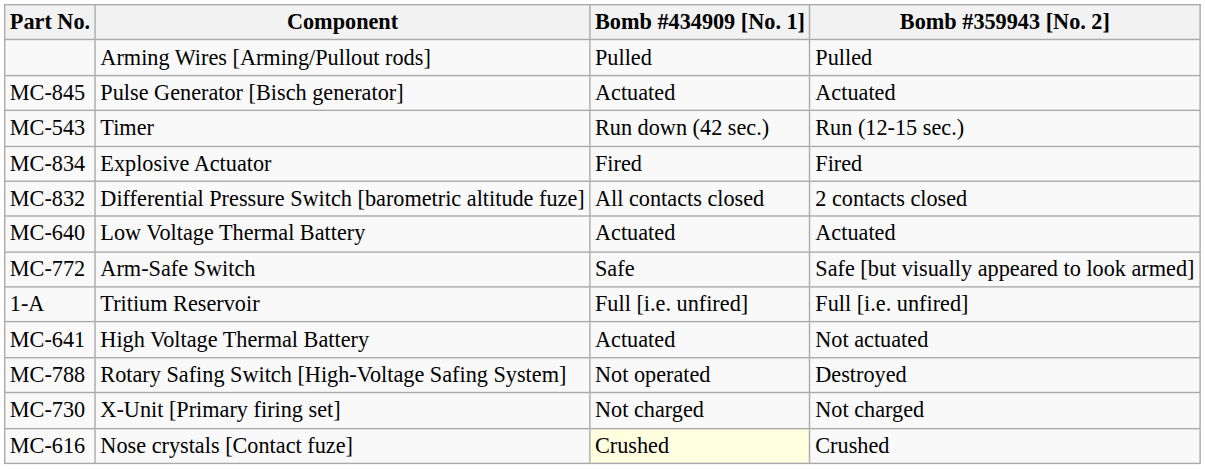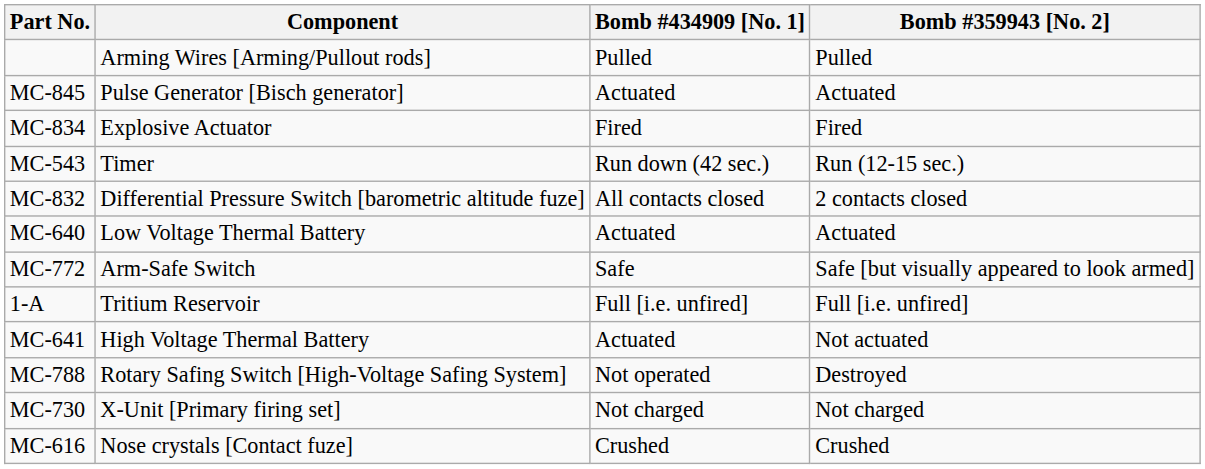rows swapped: (48, 163) <-> (48, 127)
(632, 445) lightyellow background -> (632, 445) no background
